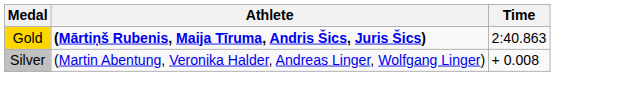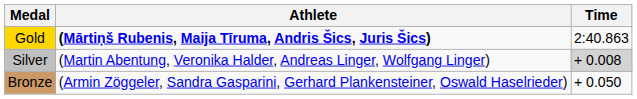(515, 60) no background -> (598, 60) lightgrey background
+ row: (30, 82)
